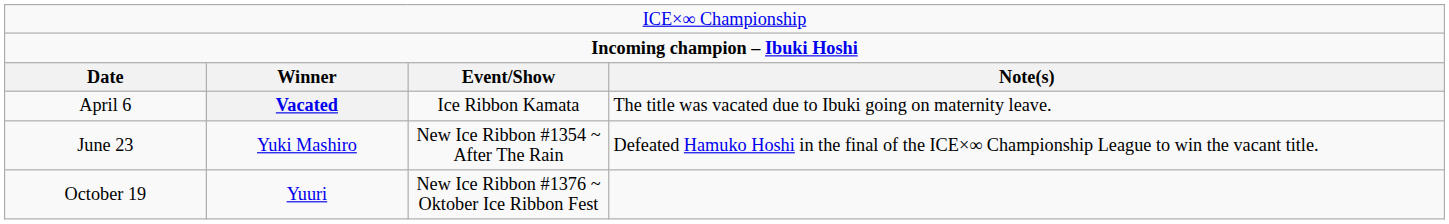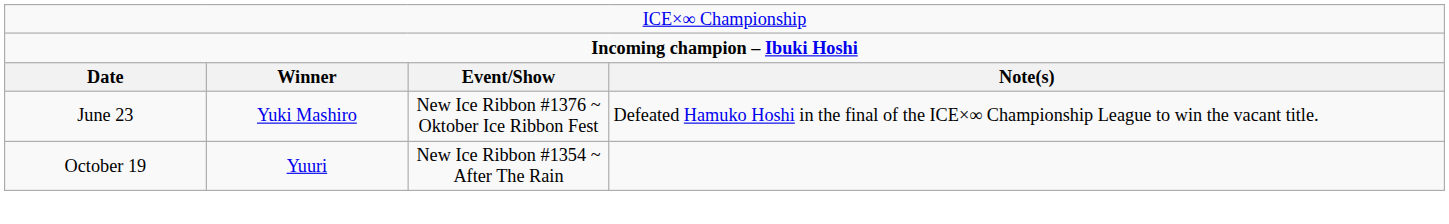- row: (105, 105)
(508, 144) New Ice Ribbon #1354 ~ After The Rain -> (508, 116) New Ice Ribbon #1376 ~ Oktober Ice Ribbon Fest
(508, 194) New Ice Ribbon #1376 ~ Oktober Ice Ribbon Fest -> (508, 165) New Ice Ribbon #1354 ~ After The Rain
